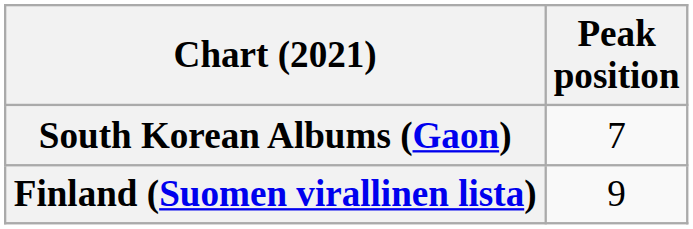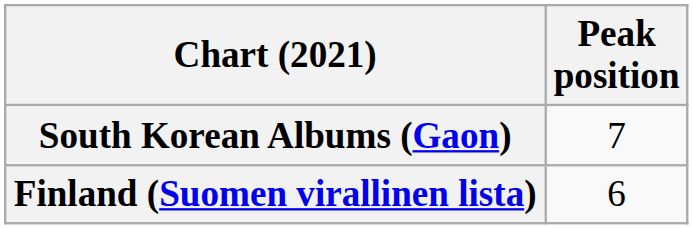(617, 193) 9 -> (617, 193) 6
